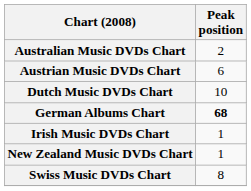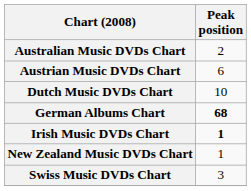(221, 133) normal -> (221, 133) bold
(221, 175) 8 -> (221, 175) 3
